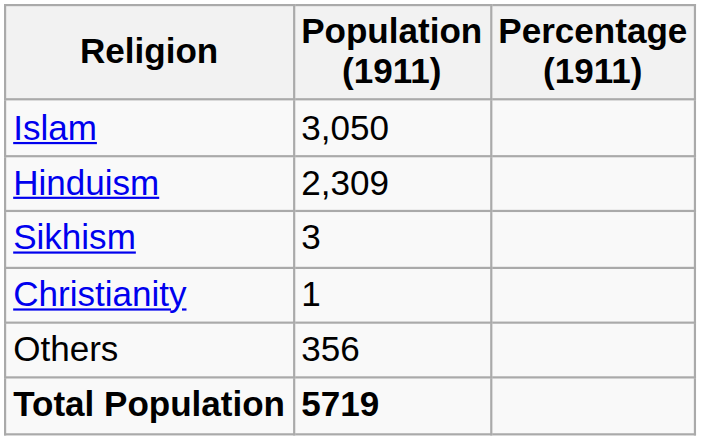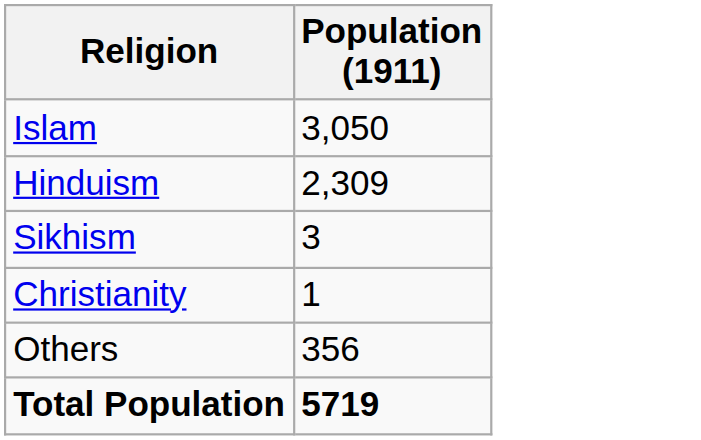- column: (593, 51)
